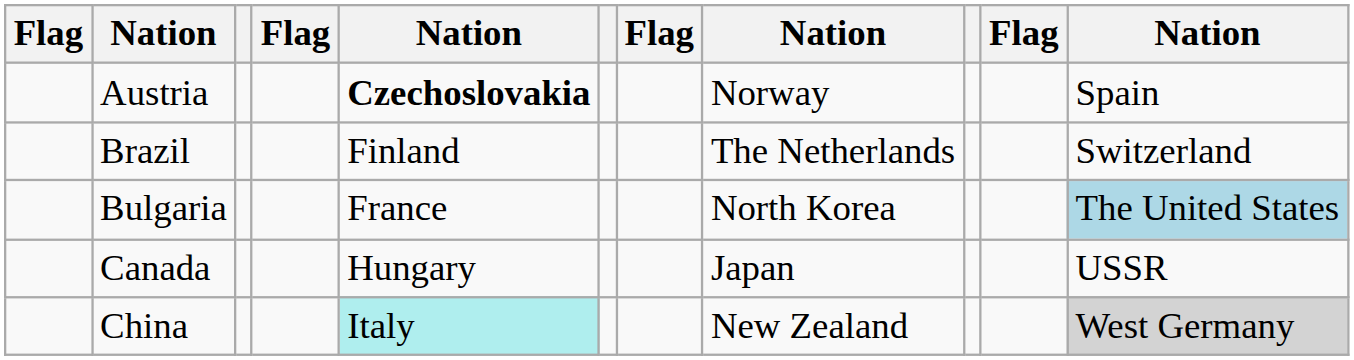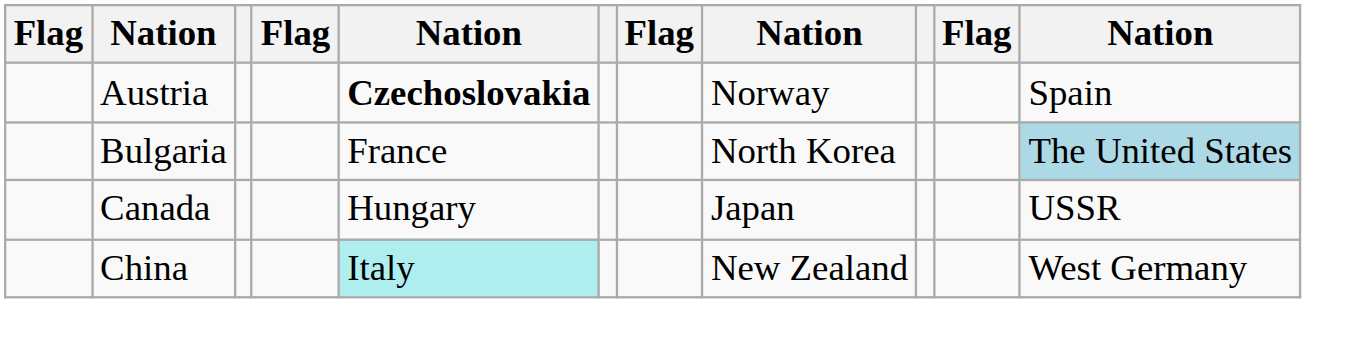- row: (145, 150)
(1185, 325) lightgrey background -> (1138, 267) no background
